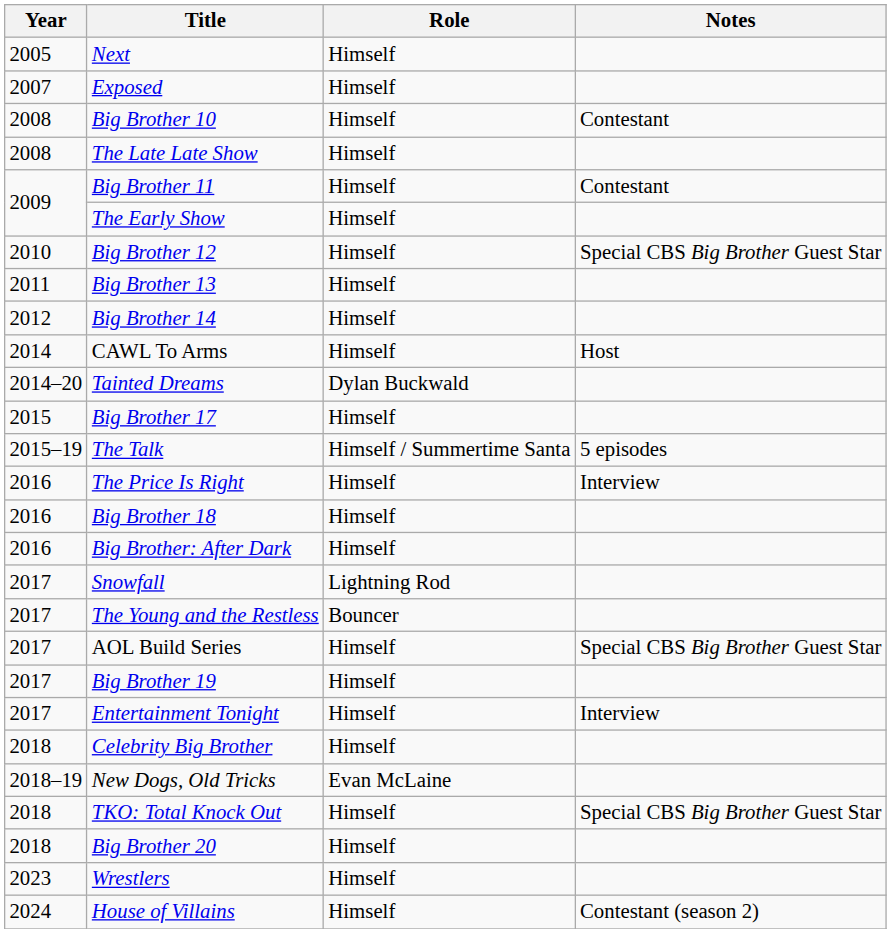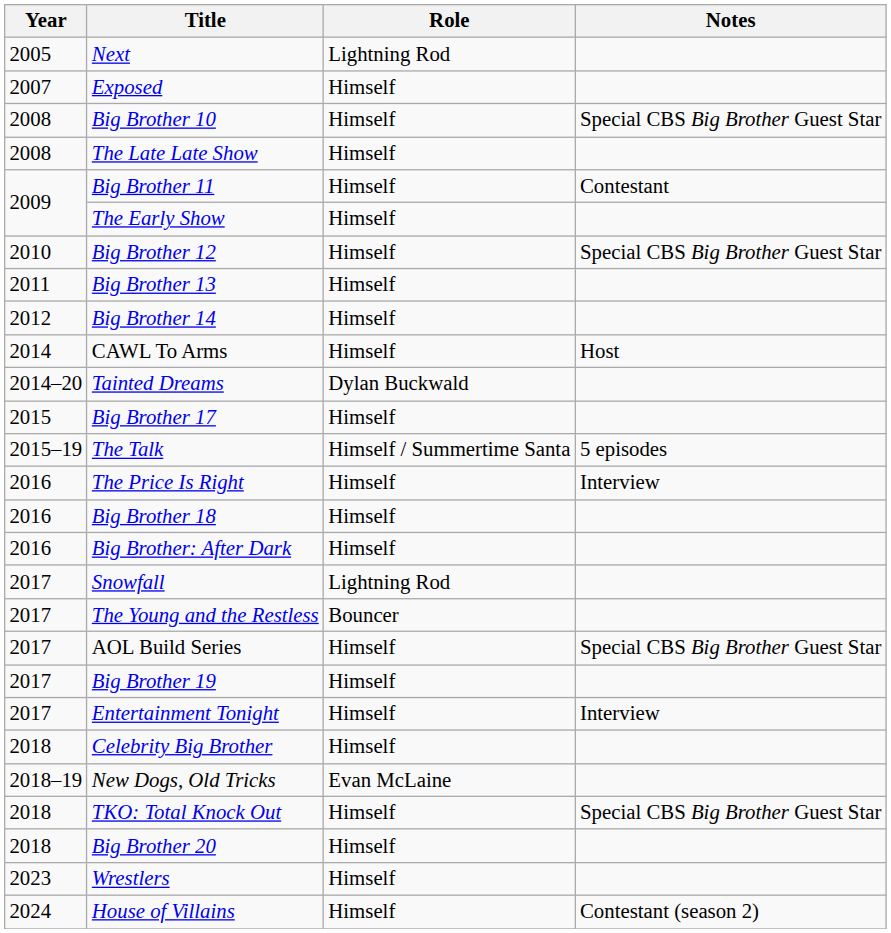(362, 53) Himself -> (389, 53) Lightning Rod
(624, 119) Contestant -> (731, 119) Special CBS Big Brother Guest Star
